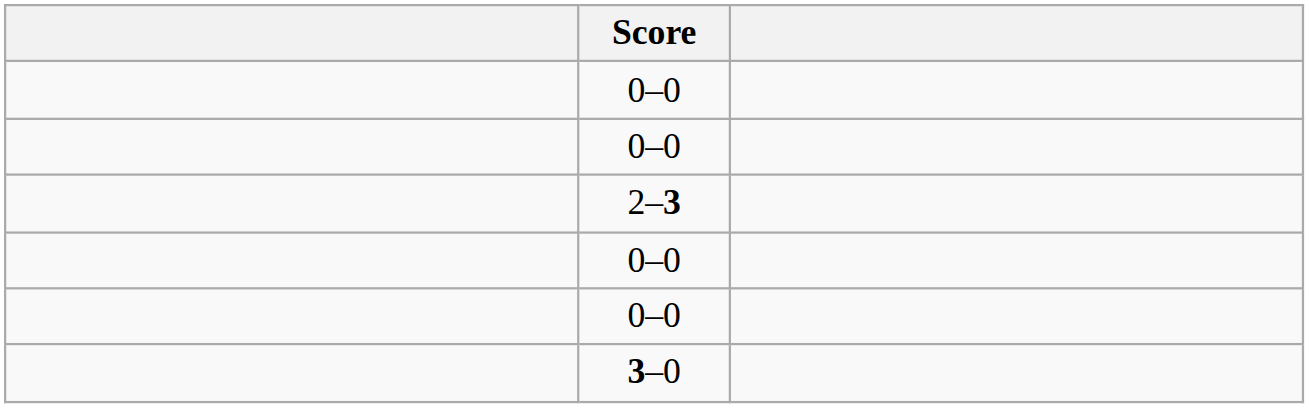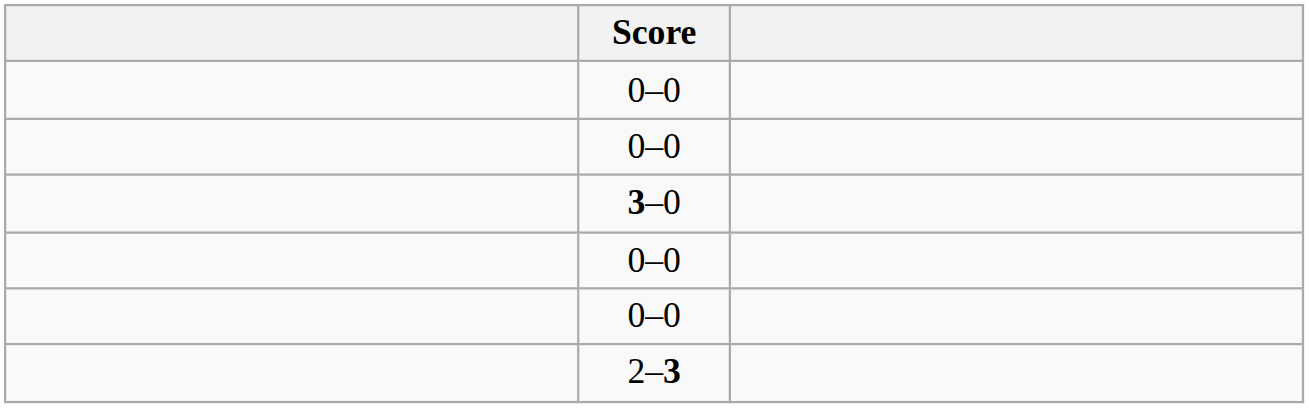rows swapped: (292, 203) <-> (292, 373)
